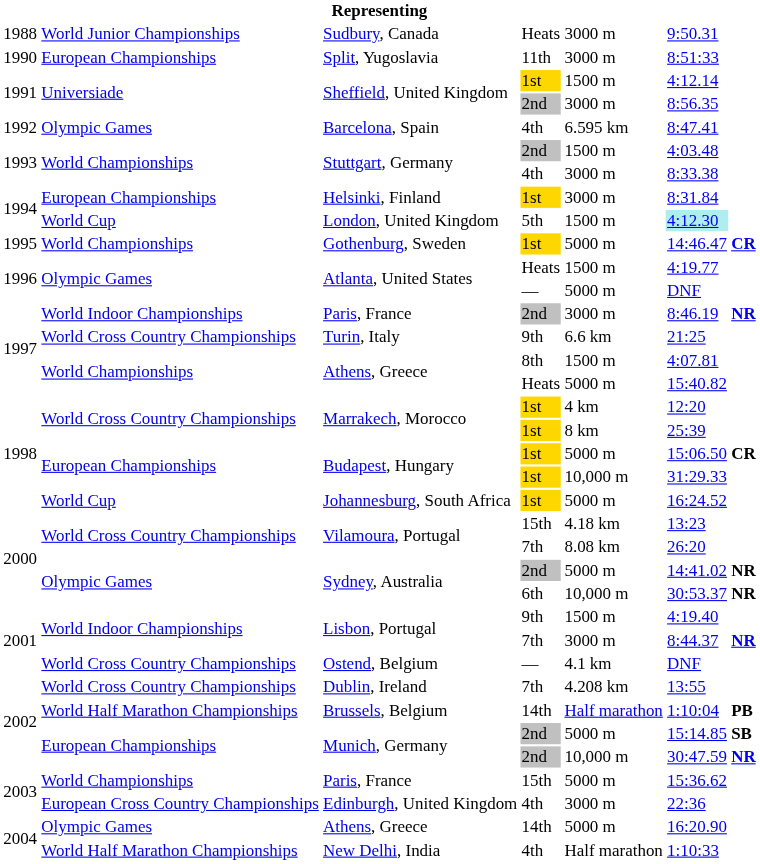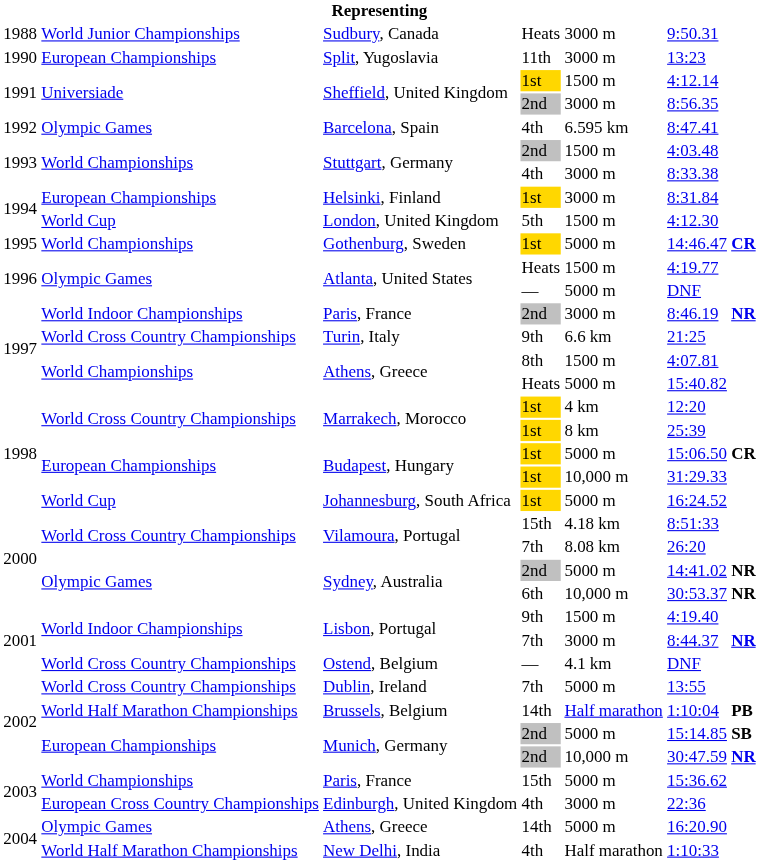(693, 57) 8:51:33 -> (686, 57) 13:23
(693, 220) paleturquoise background -> (693, 220) no background
(686, 523) 13:23 -> (693, 523) 8:51:33
(596, 686) 4.208 km -> (590, 686) 5000 m
